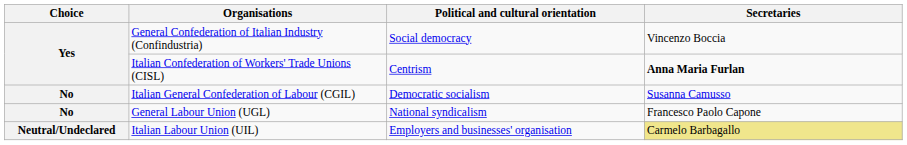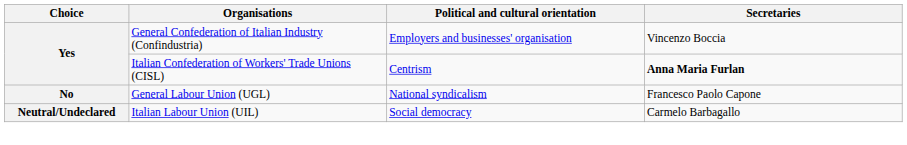(430, 38) Social democracy -> (481, 38) Employers and businesses' organisation
- row: (243, 94)
(481, 130) Employers and businesses' organisation -> (430, 112) Social democracy
(694, 130) khaki background -> (694, 112) no background
